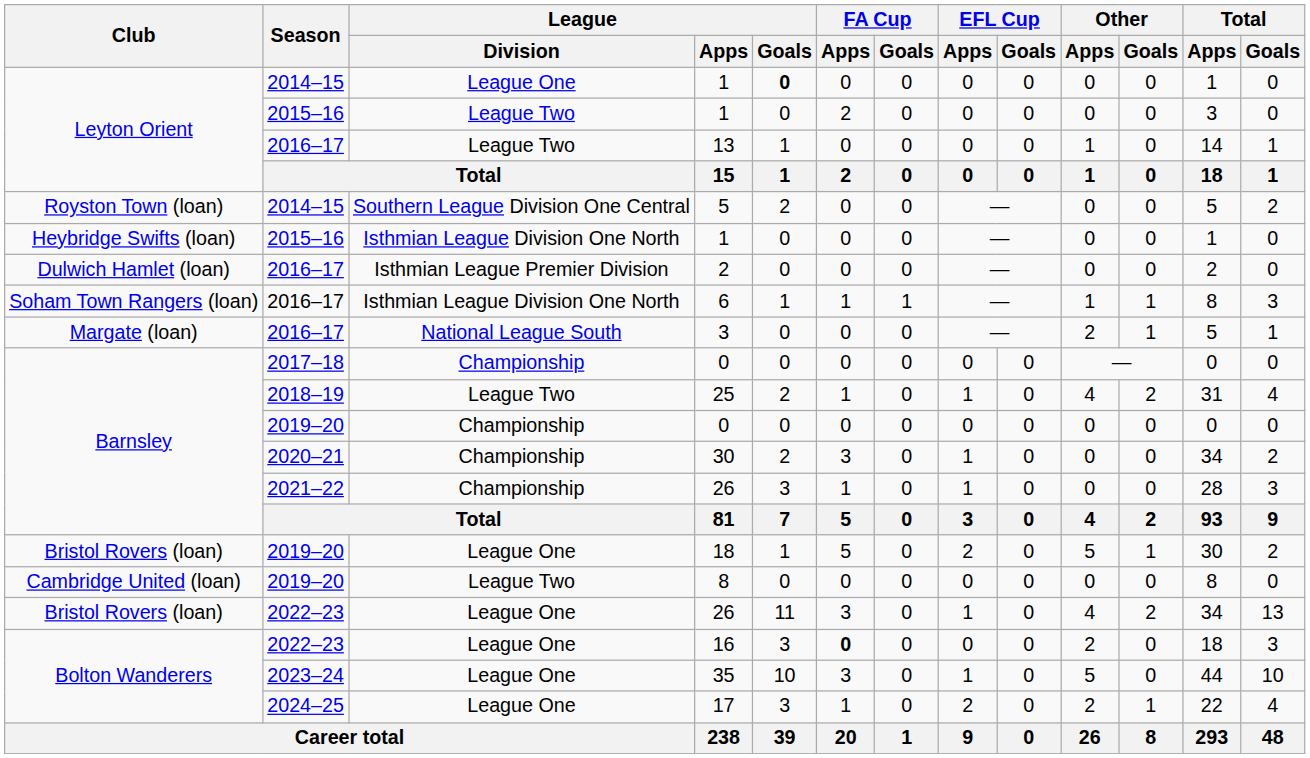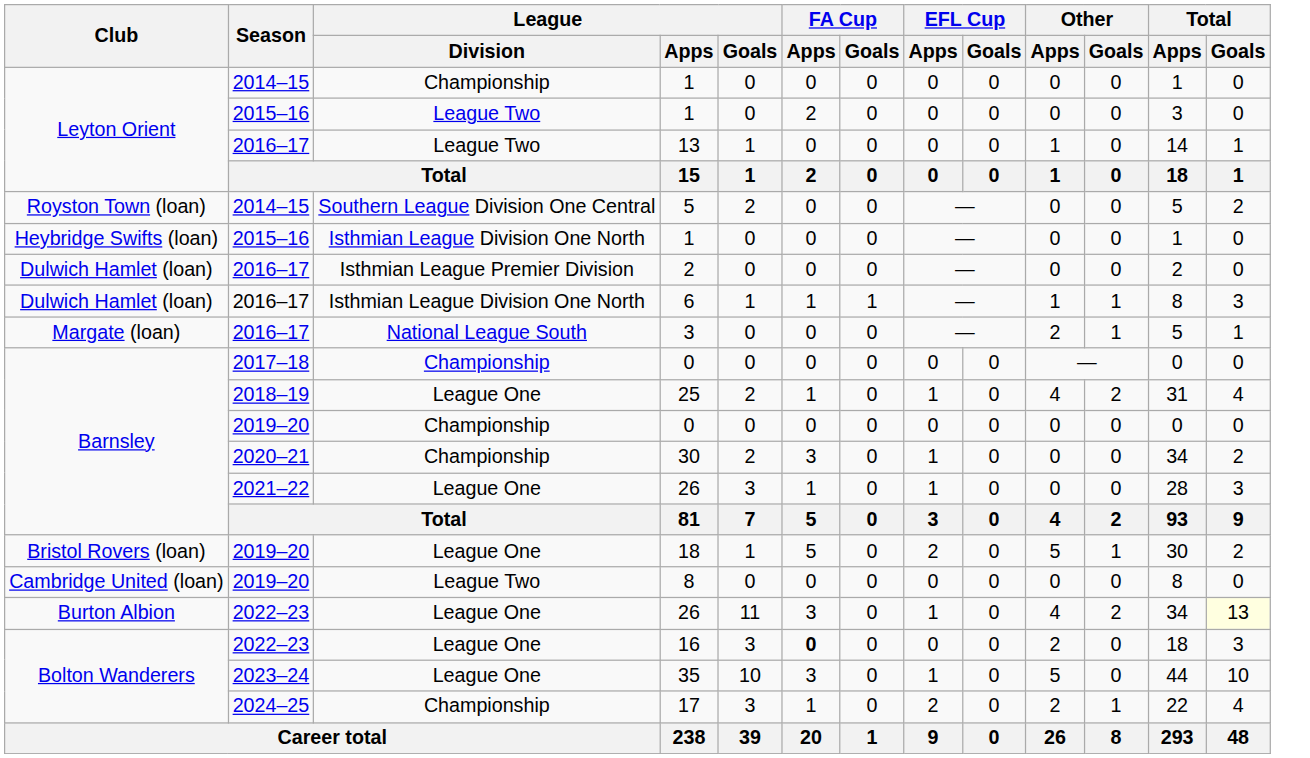(521, 82) League One -> (487, 82) Championship
(785, 82) bold -> (750, 82) normal
(134, 301) Soham Town Rangers (loan) -> (116, 301) Dulwich Hamlet (loan)
(521, 394) League Two -> (487, 394) League One
(521, 488) Championship -> (487, 488) League One
(134, 613) Bristol Rovers (loan) -> (116, 613) Burton Albion
(1273, 613) no background -> (1238, 613) lightyellow background
(521, 706) League One -> (487, 706) Championship
